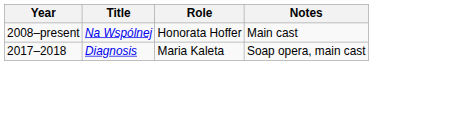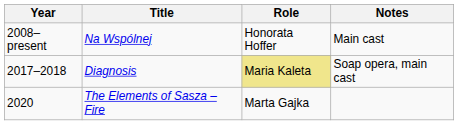(191, 51) no background -> (278, 71) khaki background
+ row: (151, 103)
